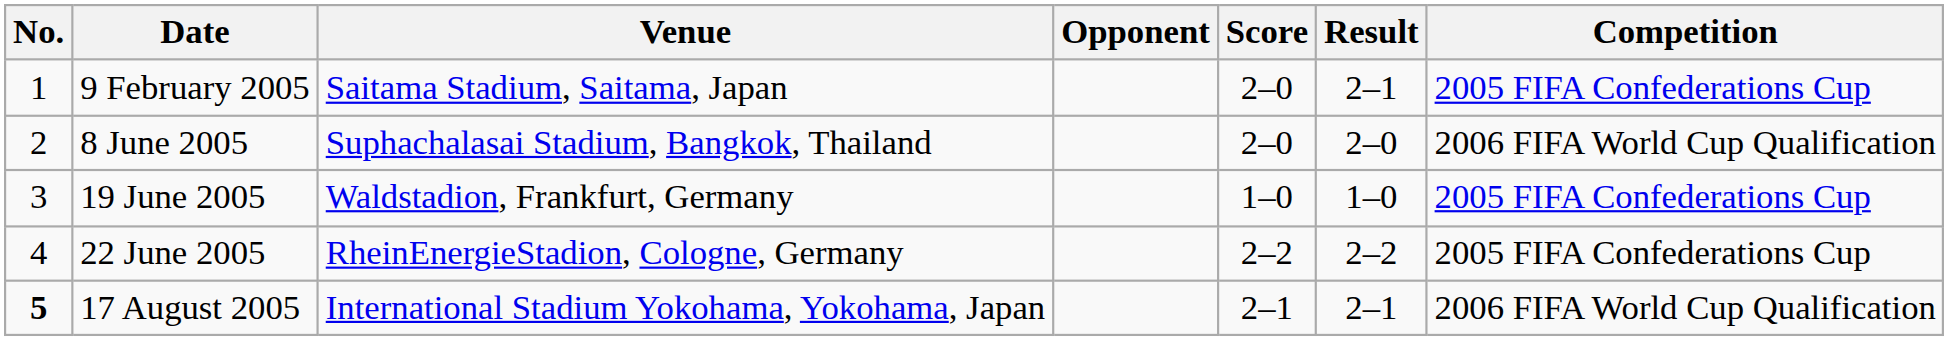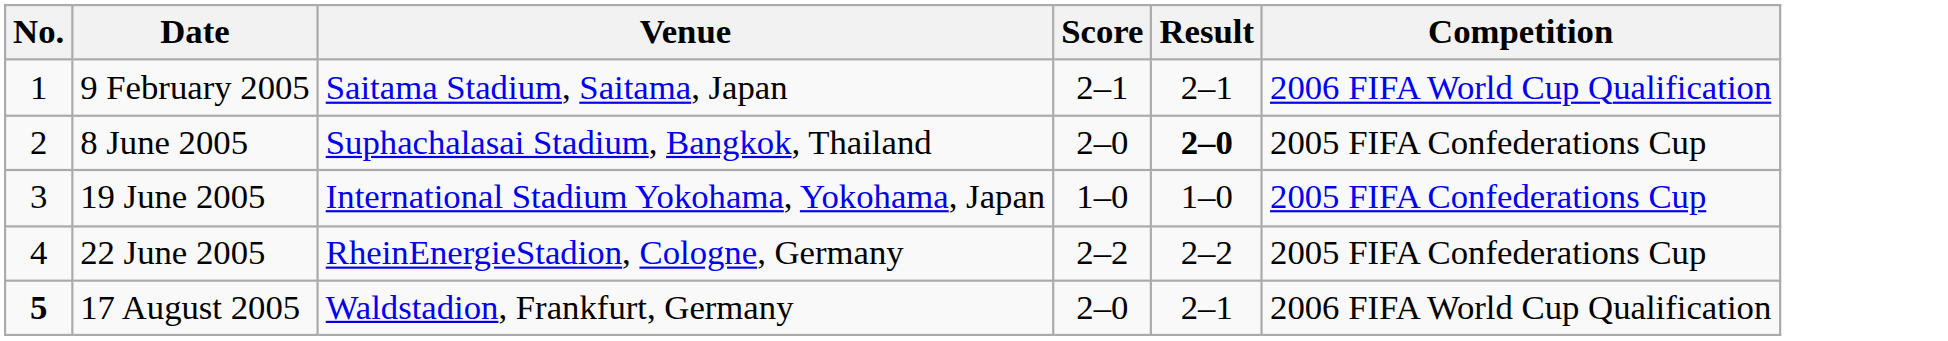- column: (1135, 32)
(1267, 87) 2–0 -> (1102, 87) 2–1
(1653, 87) 2005 FIFA Confederations Cup -> (1521, 87) 2006 FIFA World Cup Qualification
(1371, 142) normal -> (1207, 142) bold
(1685, 142) 2006 FIFA World Cup Qualification -> (1488, 142) 2005 FIFA Confederations Cup
(560, 197) Waldstadion, Frankfurt, Germany -> (685, 197) International Stadium Yokohama, Yokohama, Japan
(685, 307) International Stadium Yokohama, Yokohama, Japan -> (560, 307) Waldstadion, Frankfurt, Germany
(1267, 307) 2–1 -> (1102, 307) 2–0
